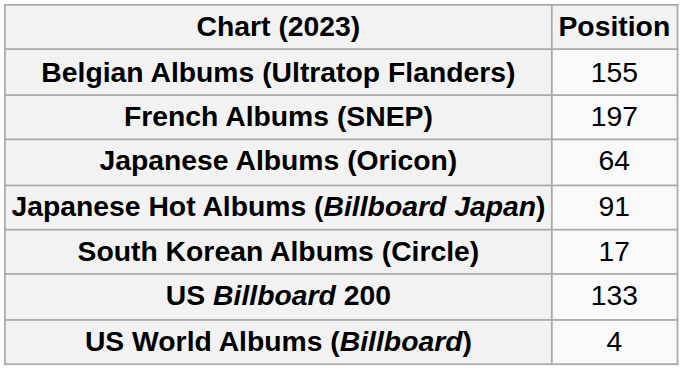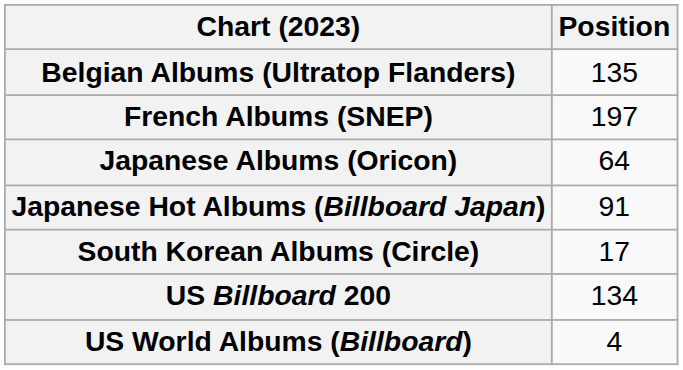(614, 71) 155 -> (614, 71) 135
(614, 296) 133 -> (614, 296) 134
